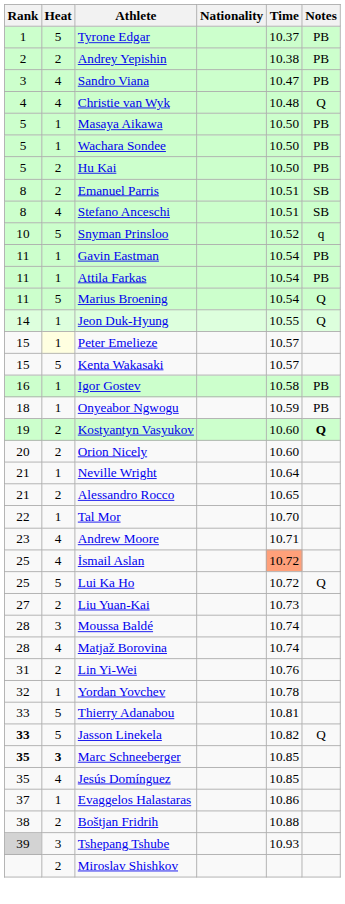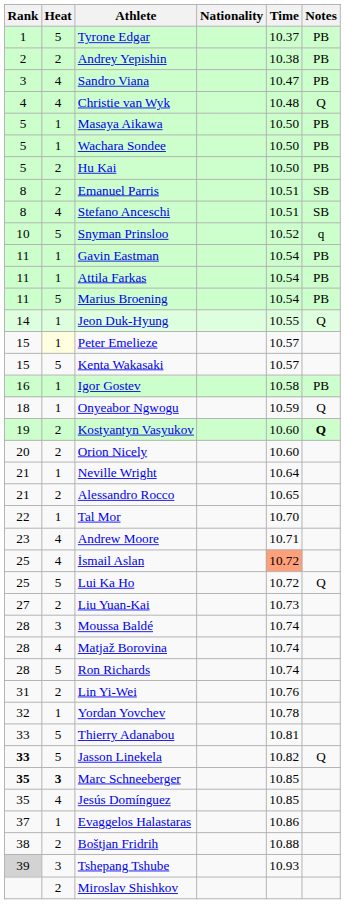(321, 299) Q -> (321, 299) PB
(321, 408) PB -> (321, 408) Q
+ row: (114, 669)
